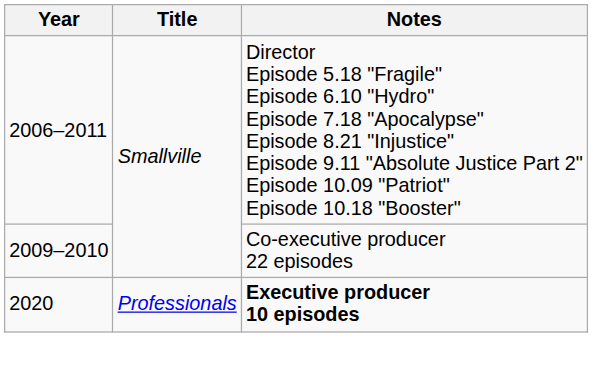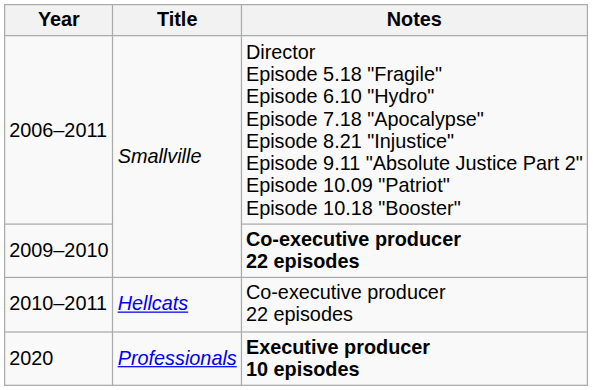(346, 250) normal -> (353, 250) bold
+ row: (58, 304)
